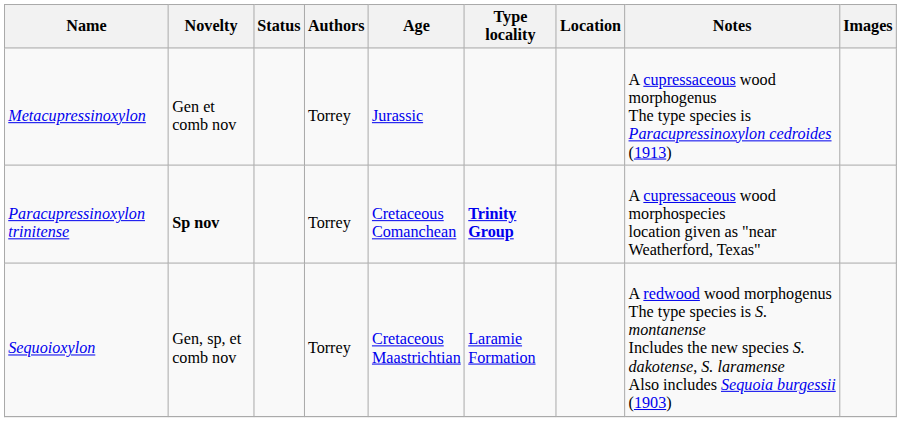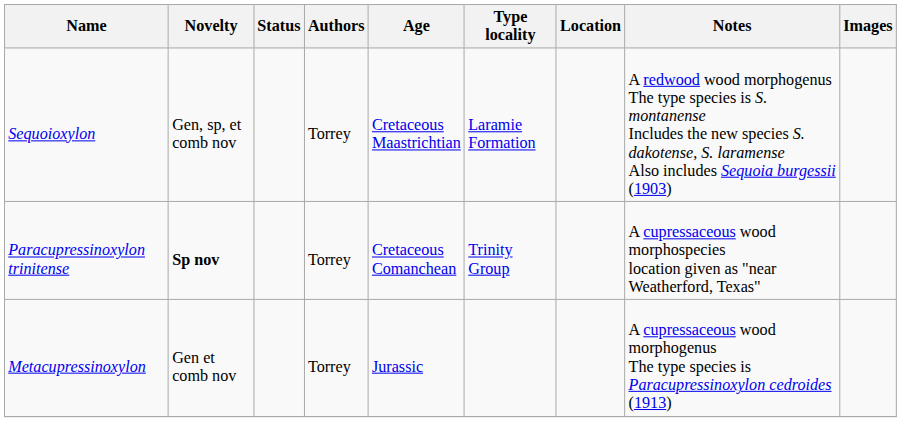rows swapped: (77, 115) <-> (52, 348)
(492, 223) bold -> (490, 259) normal
